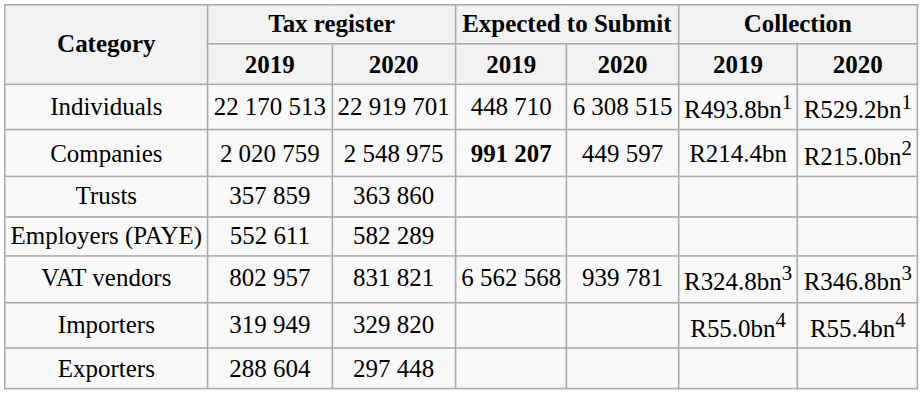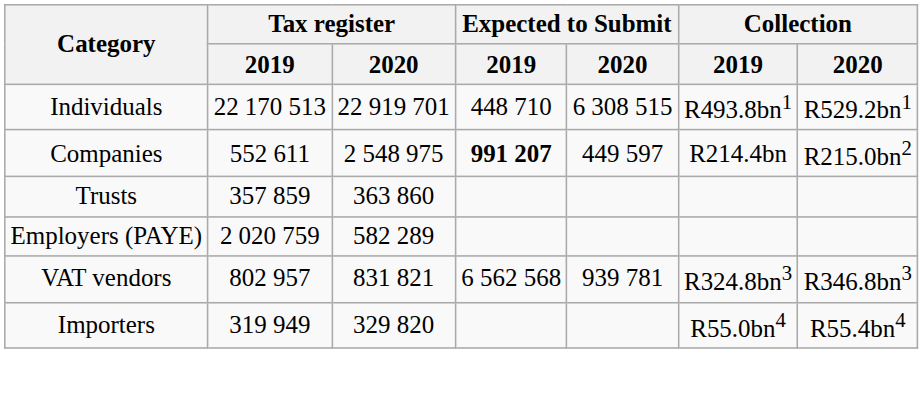(270, 153) 2 020 759 -> (270, 153) 552 611
(270, 235) 552 611 -> (270, 235) 2 020 759
- row: (106, 367)
